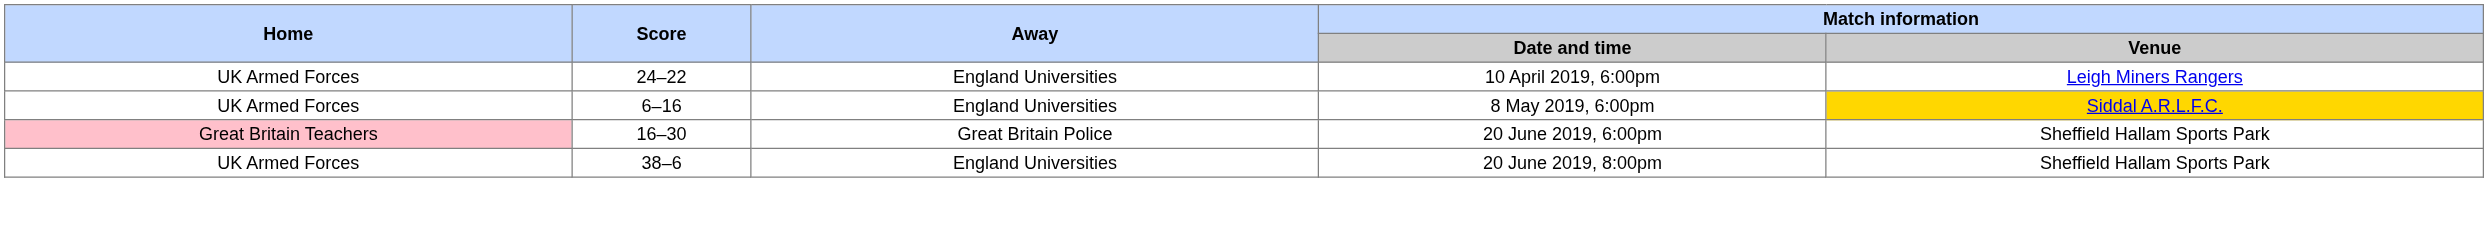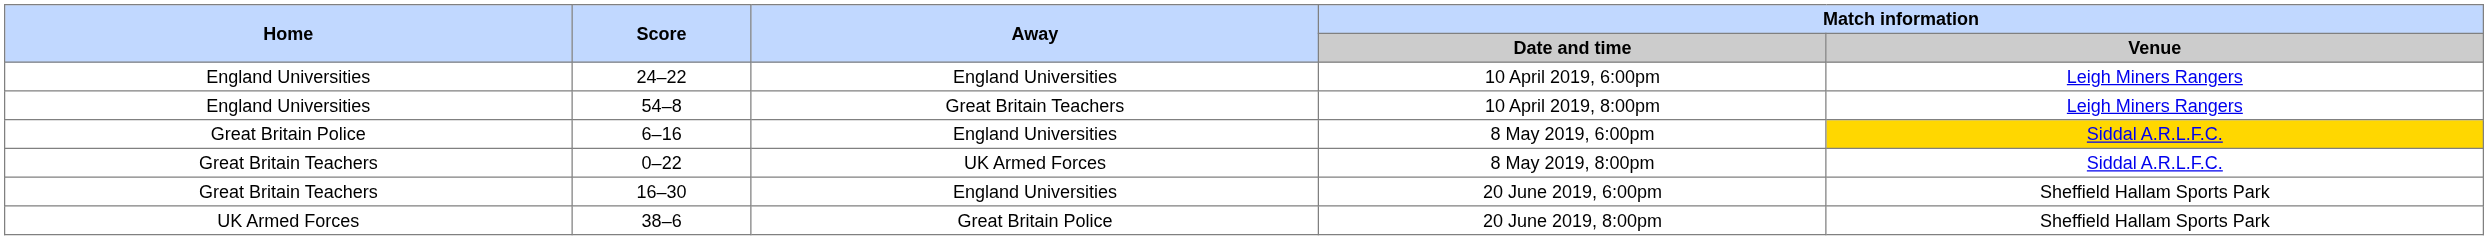(288, 76) UK Armed Forces -> (288, 76) England Universities
+ row: (1572, 105)
(288, 105) UK Armed Forces -> (288, 134) Great Britain Police
+ row: (1572, 163)
(288, 134) pink background -> (288, 192) no background
(1035, 134) Great Britain Police -> (1035, 192) England Universities
(1035, 163) England Universities -> (1035, 220) Great Britain Police
